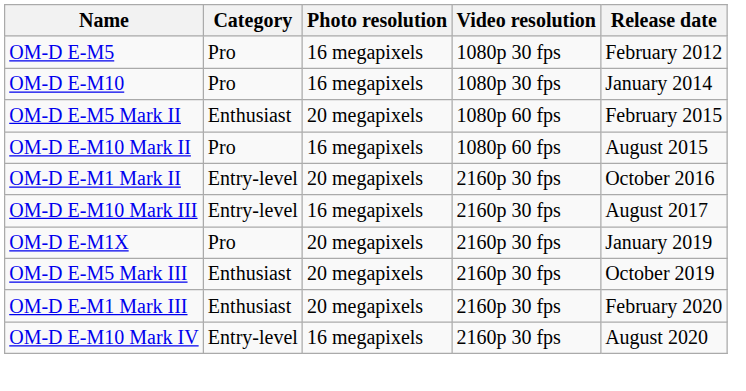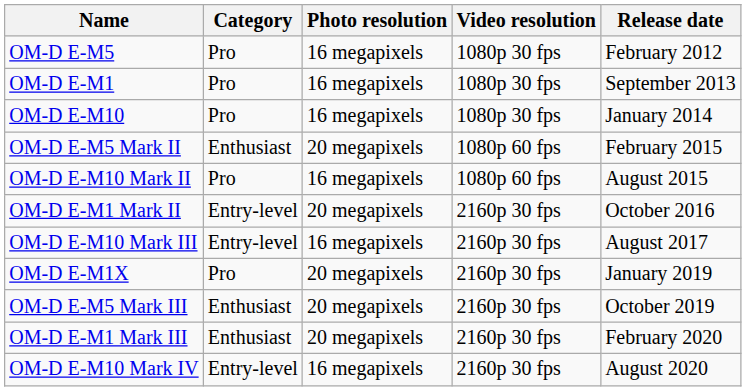+ row: (62, 83)
